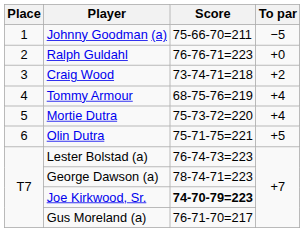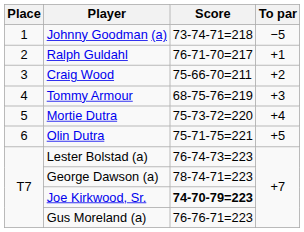(212, 34) 75-66-70=211 -> (213, 34) 73-74-71=218
(213, 55) 76-76-71=223 -> (213, 55) 76-71-70=217
(278, 55) +0 -> (278, 55) +1
(213, 75) 73-74-71=218 -> (212, 75) 75-66-70=211
(278, 95) +4 -> (278, 95) +3
(213, 217) 76-71-70=217 -> (213, 217) 76-76-71=223
